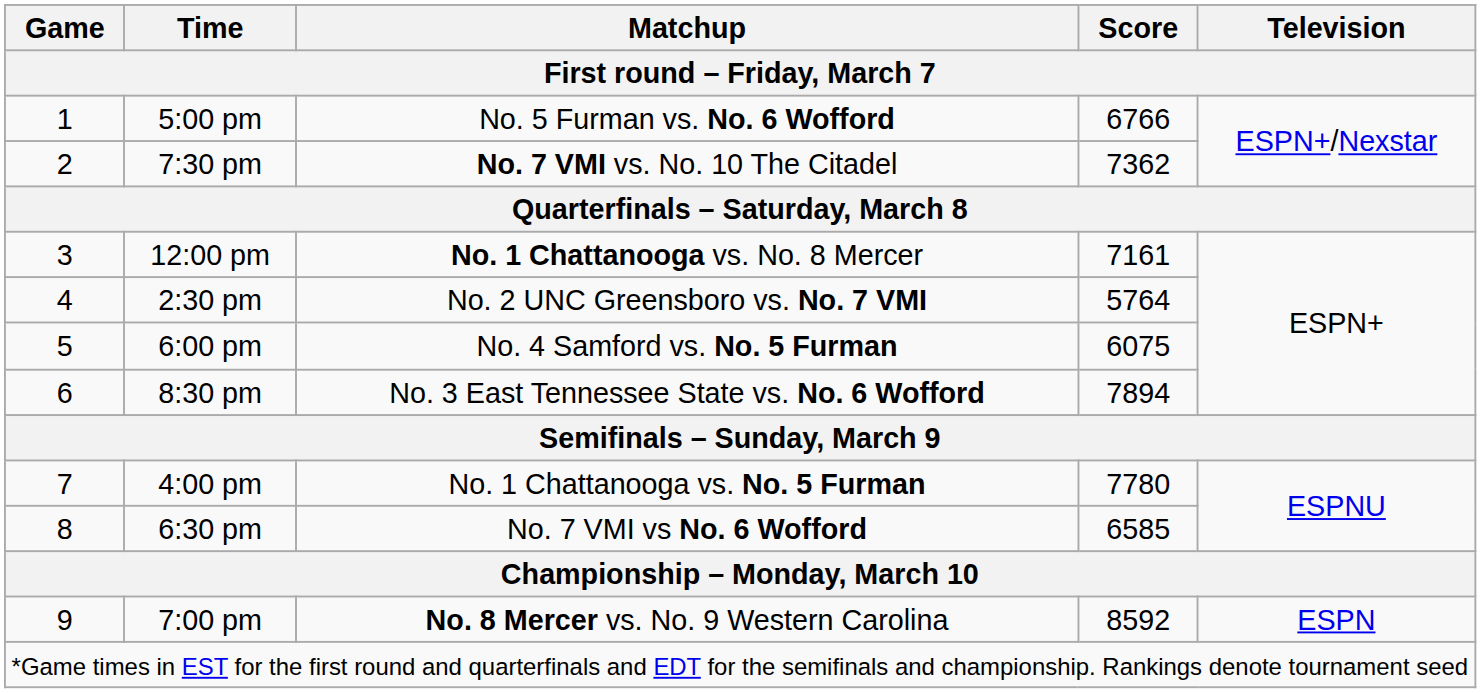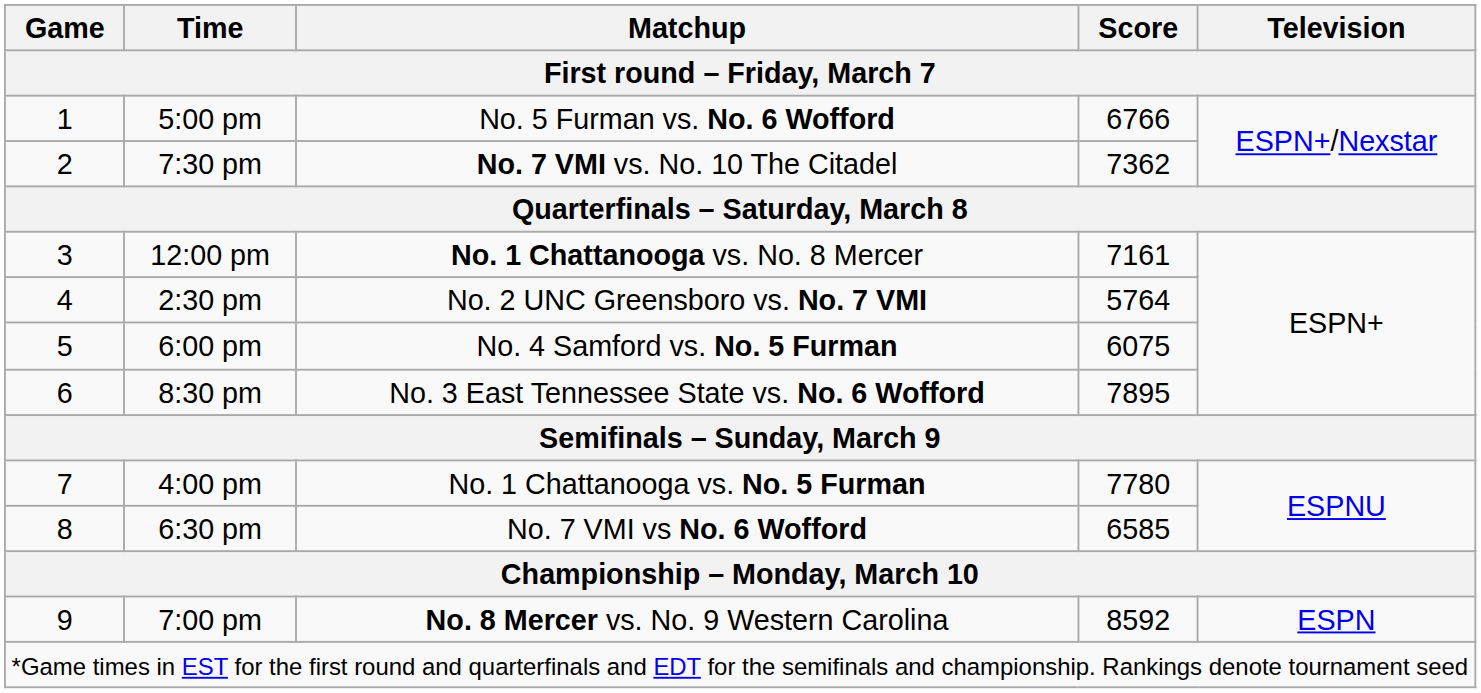(1138, 392) 7894 -> (1138, 392) 7895
